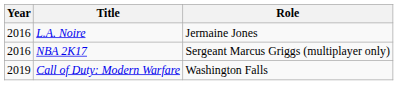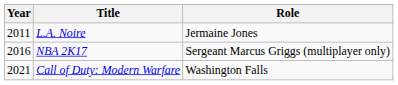(19, 32) 2016 -> (19, 32) 2011
(19, 70) 2019 -> (19, 70) 2021
